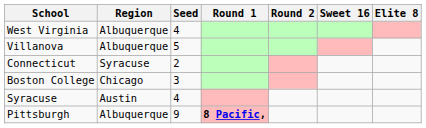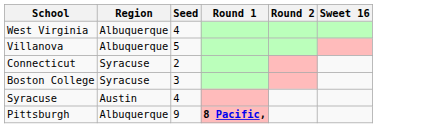- column: (397, 13)
(121, 81) Chicago -> (125, 81) Syracuse
